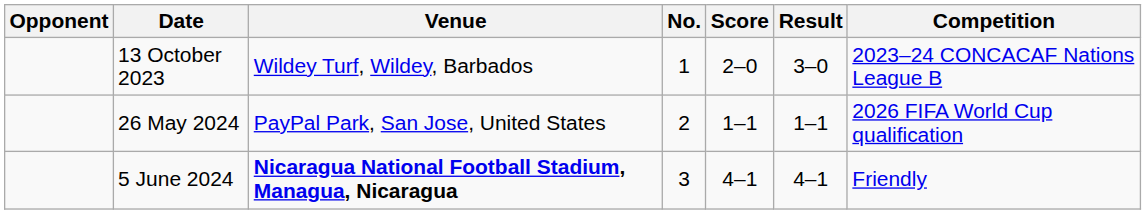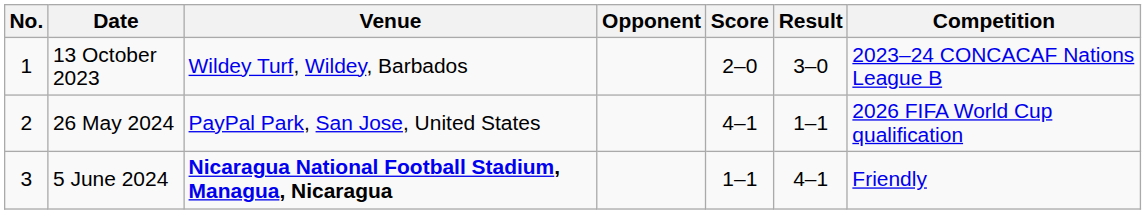columns swapped: (684, 21) <-> (59, 21)
(740, 122) 1–1 -> (740, 122) 4–1
(740, 179) 4–1 -> (740, 179) 1–1
